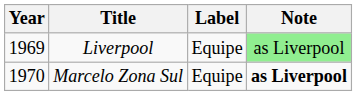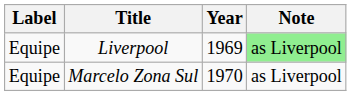columns swapped: (27, 18) <-> (217, 18)
(299, 76) bold -> (296, 76) normal
